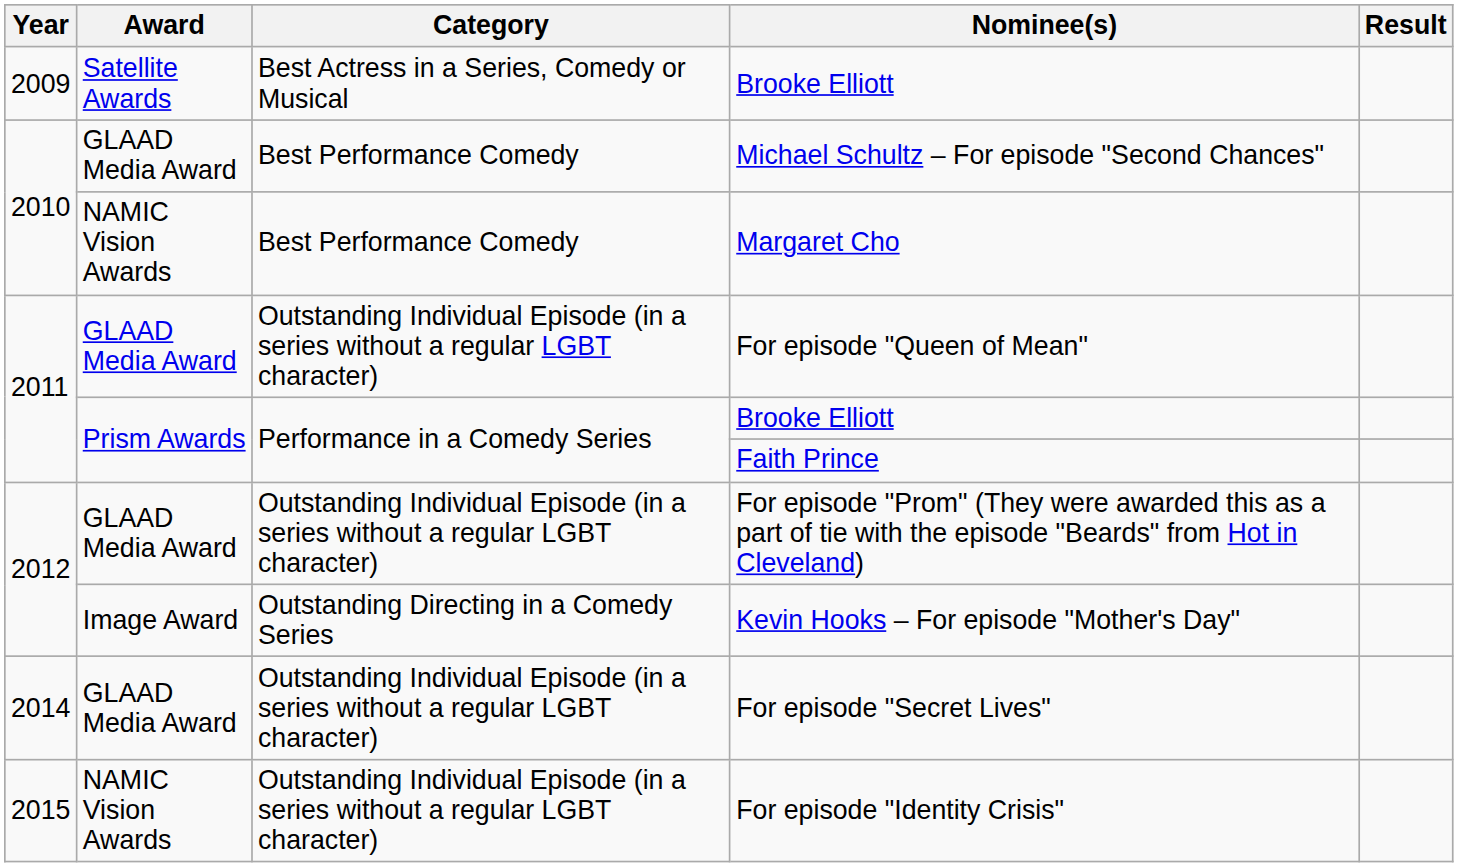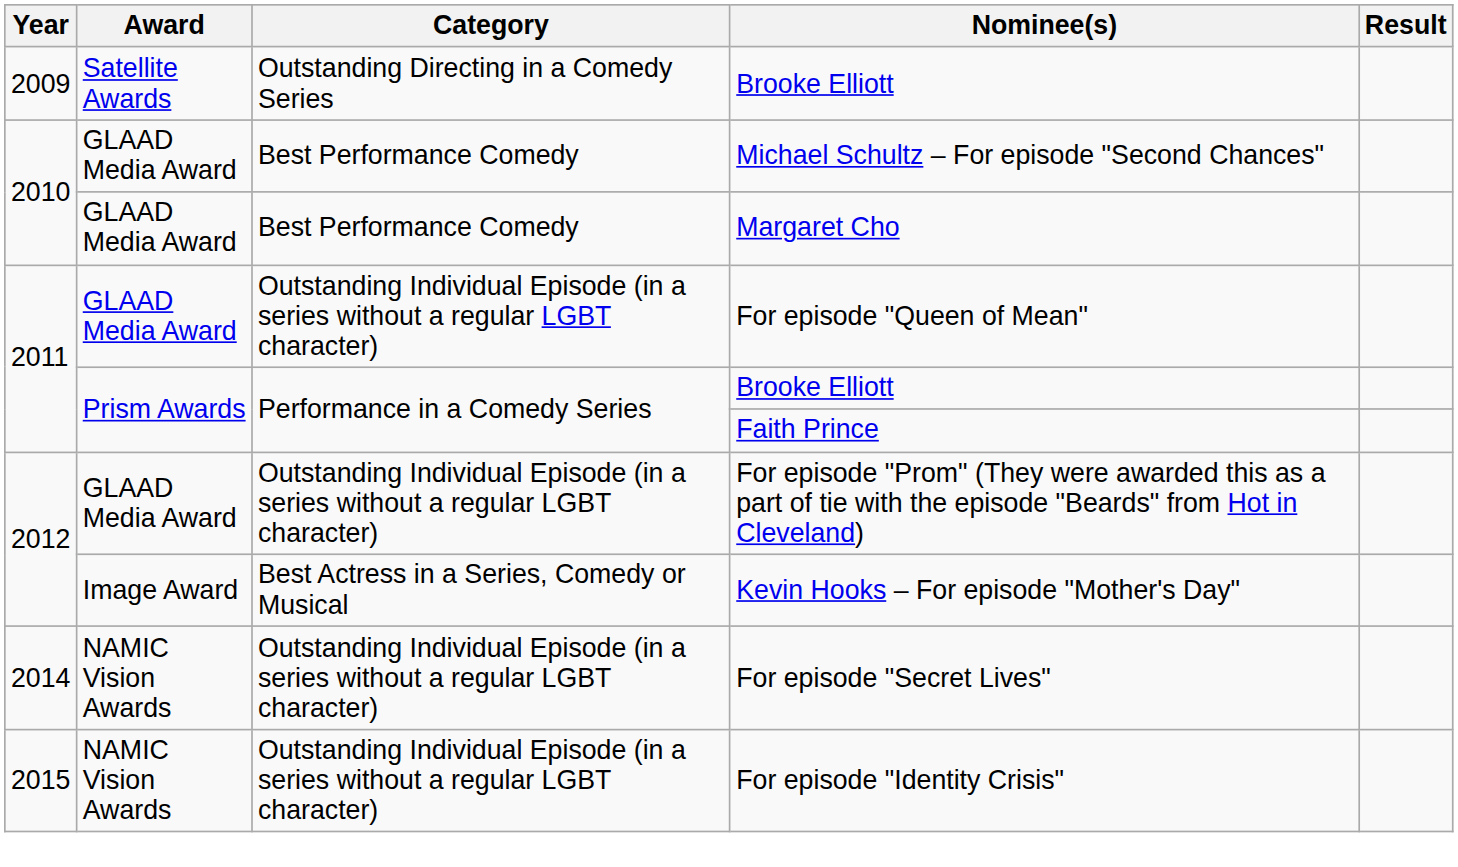(472, 83) Best Actress in a Series, Comedy or Musical -> (465, 83) Outstanding Directing in a Comedy Series
(127, 242) NAMIC Vision Awards -> (160, 227) GLAAD Media Award
(465, 620) Outstanding Directing in a Comedy Series -> (472, 590) Best Actress in a Series, Comedy or Musical
(160, 707) GLAAD Media Award -> (127, 677) NAMIC Vision Awards
